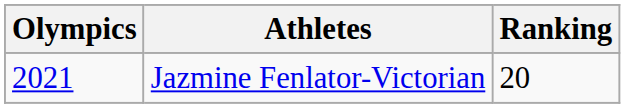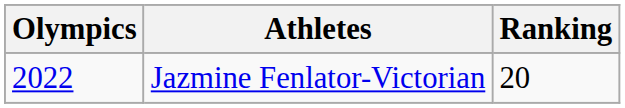(43, 77) 2021 -> (43, 77) 2022
